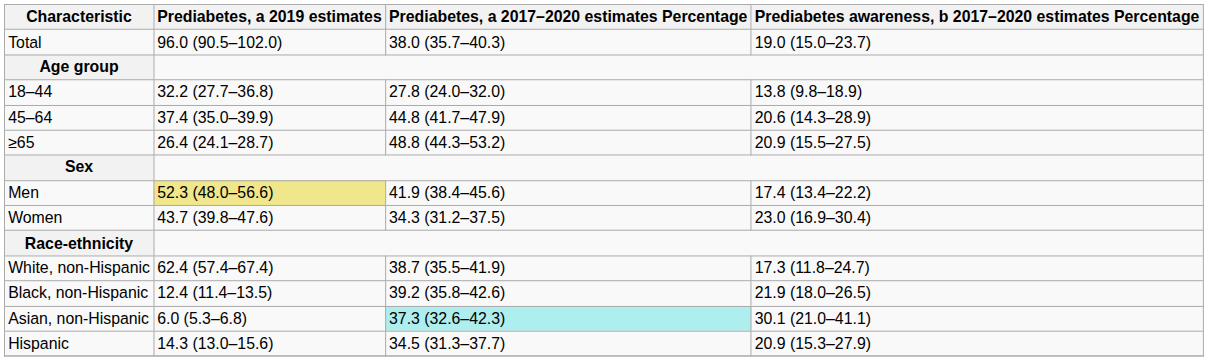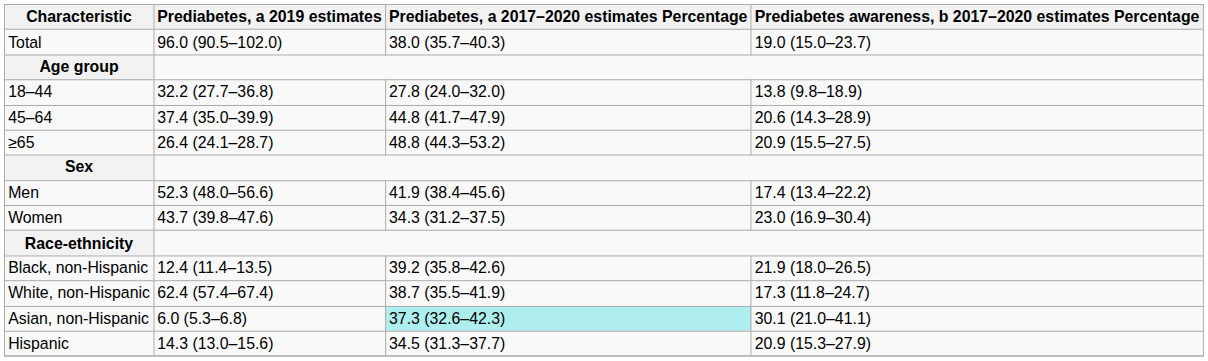(215, 192) khaki background -> (215, 192) no background
rows swapped: (79, 268) <-> (78, 293)
